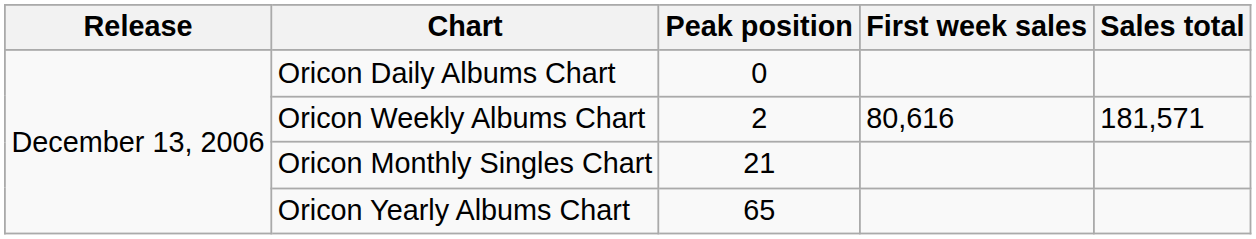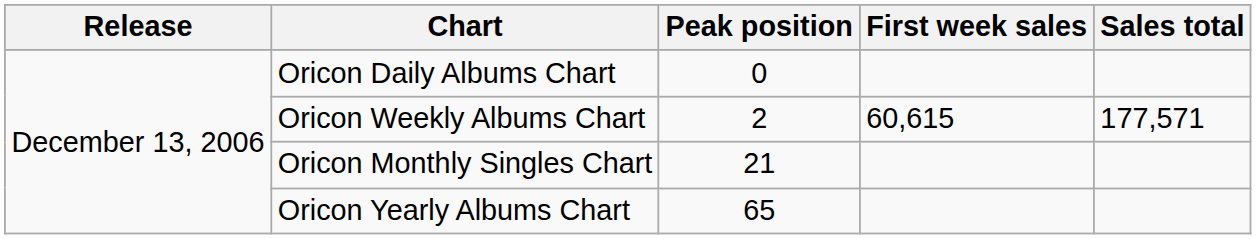(910, 118) 80,616 -> (910, 118) 60,615
(1152, 118) 181,571 -> (1152, 118) 177,571
